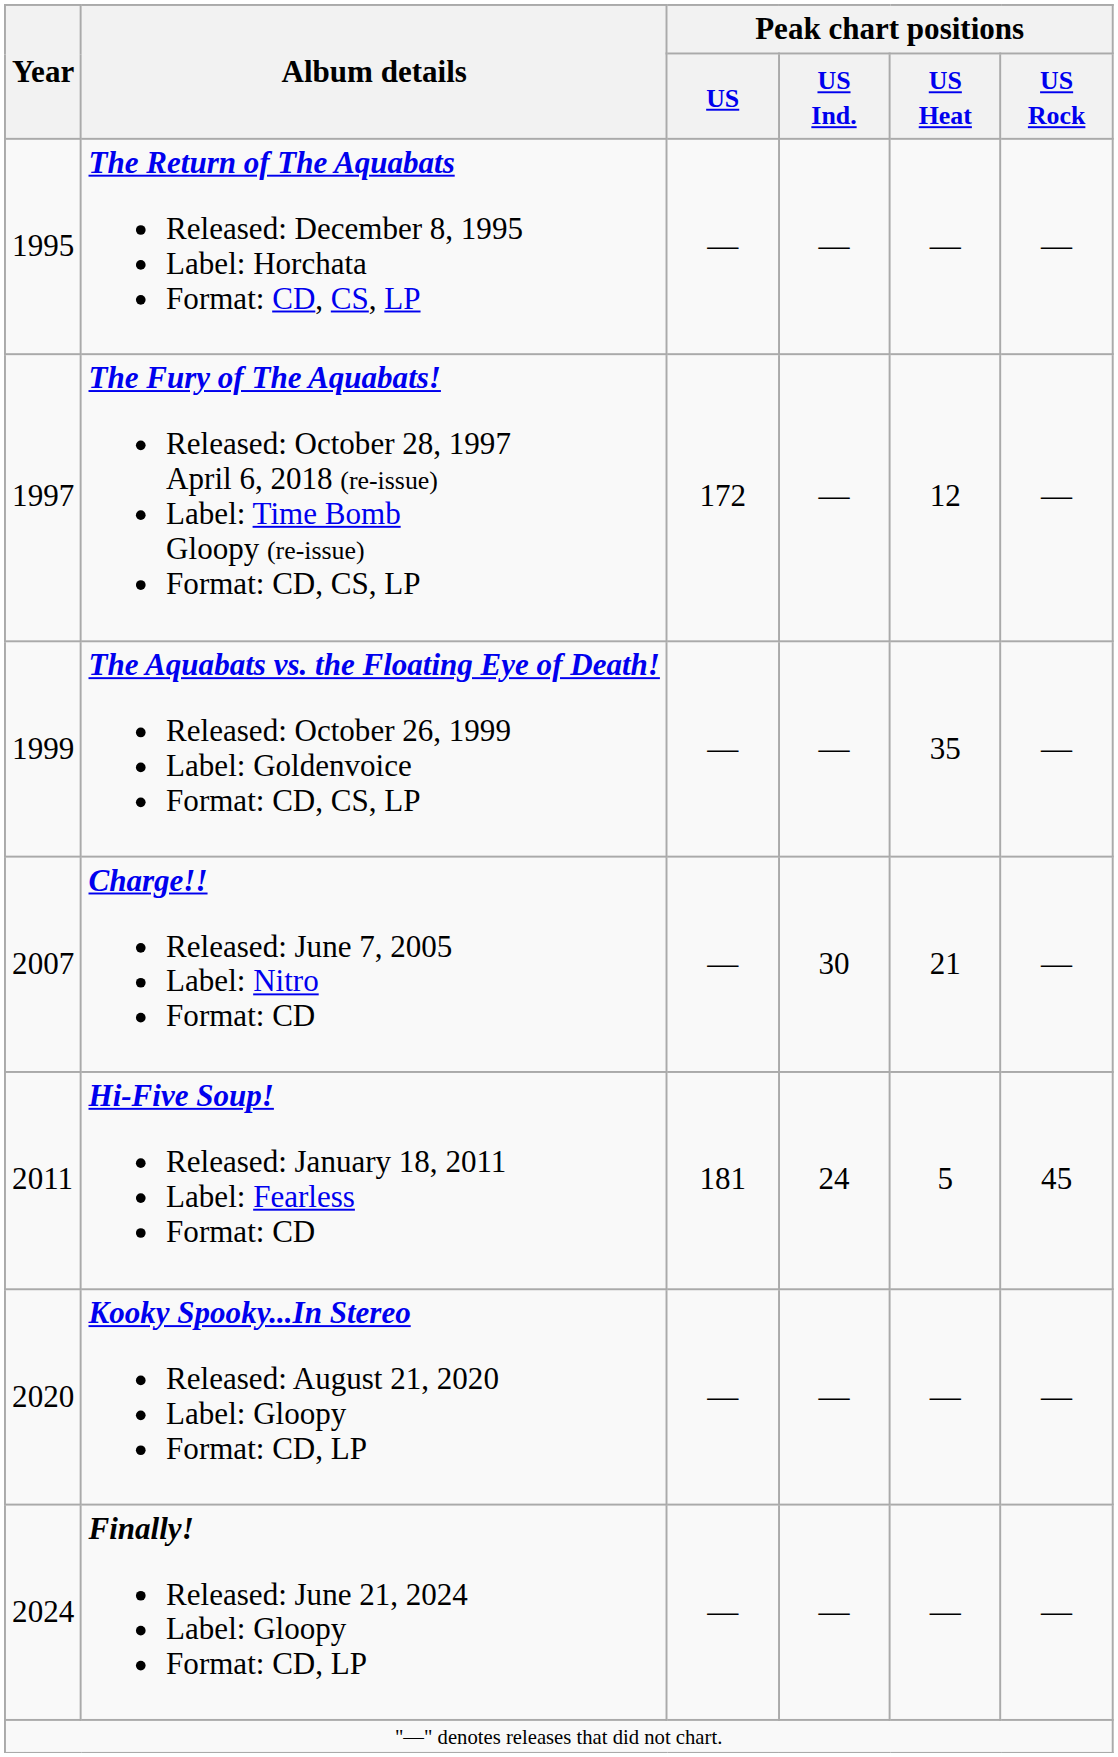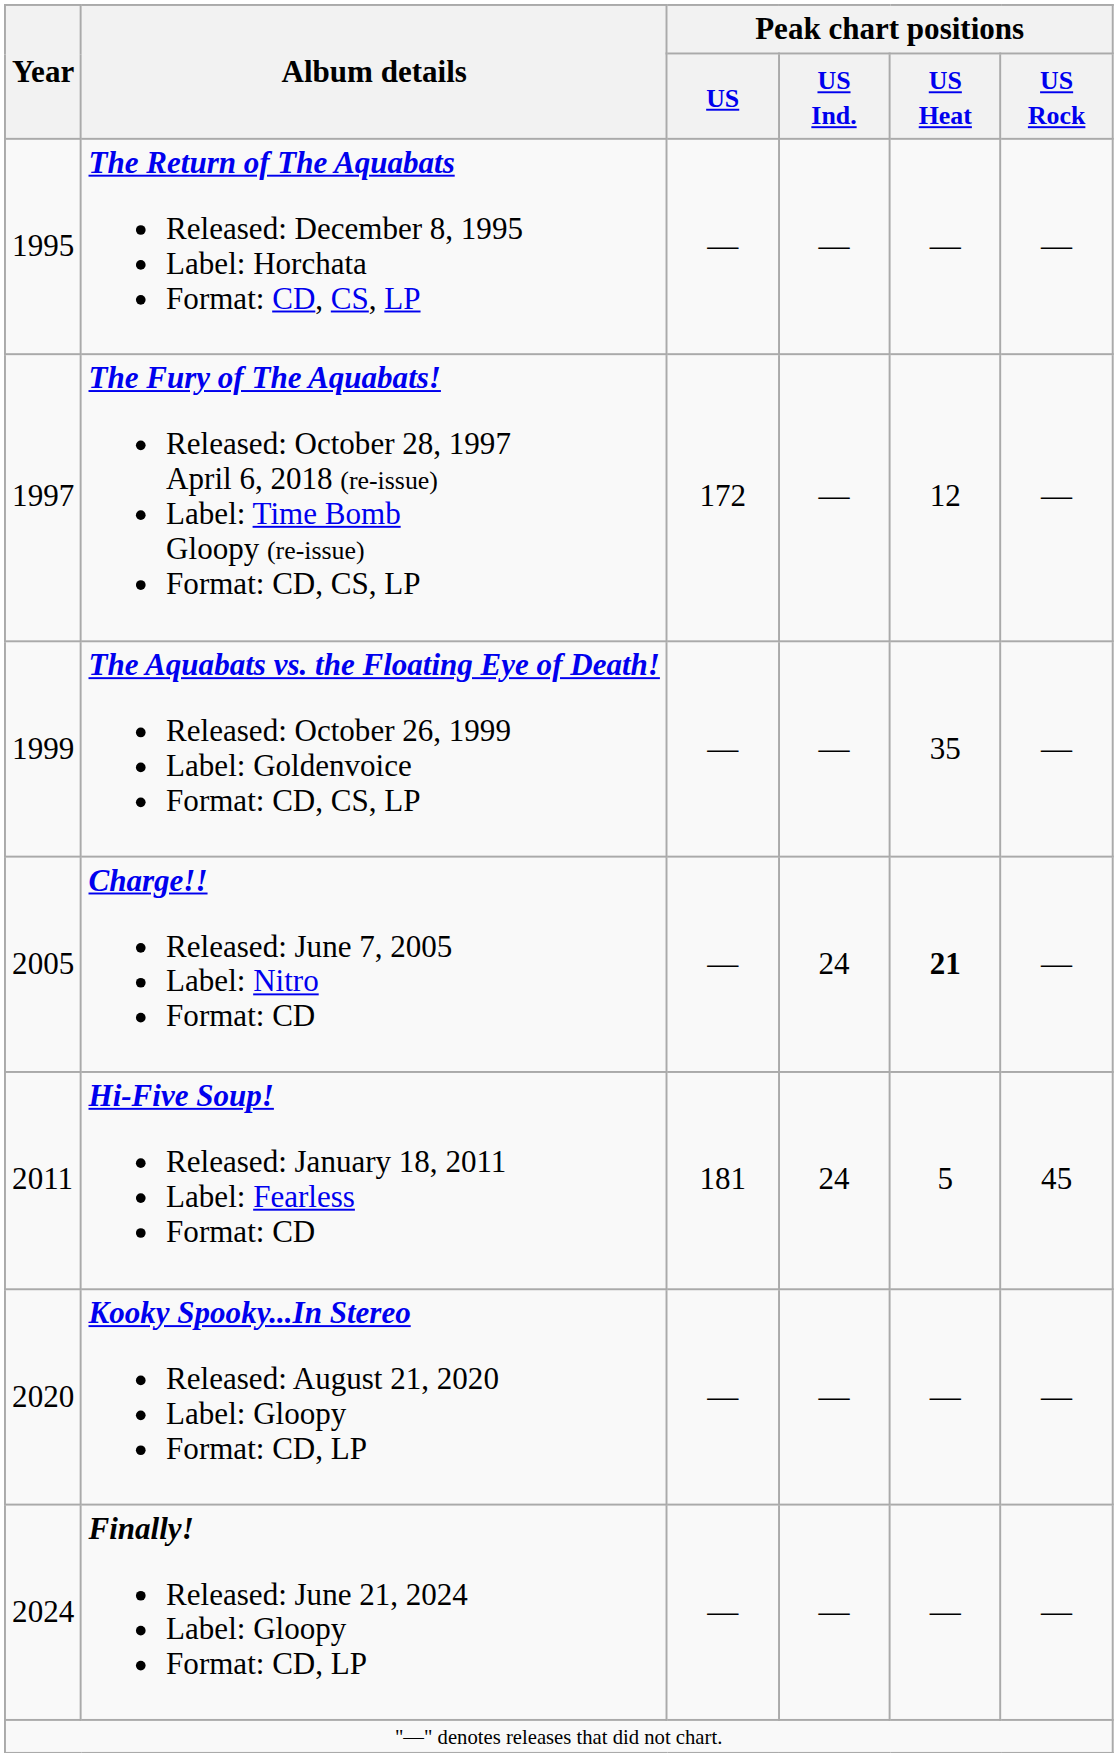(43, 963) 2007 -> (43, 963) 2005
(834, 963) 30 -> (834, 963) 24
(945, 963) normal -> (945, 963) bold
